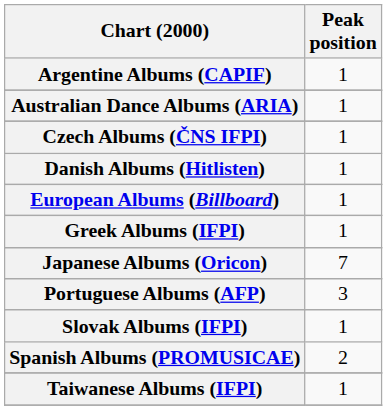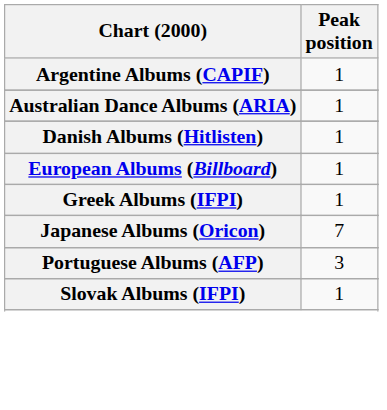- row: (155, 136)
- row: (155, 357)
- row: (155, 388)
